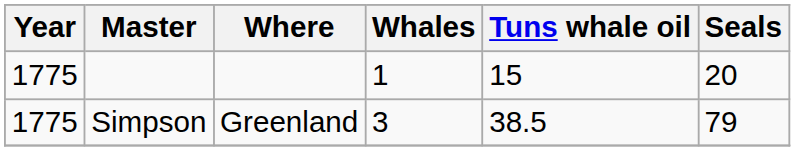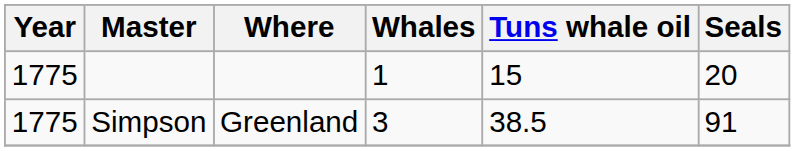(721, 121) 79 -> (721, 121) 91
